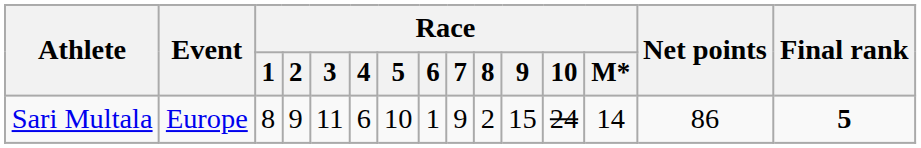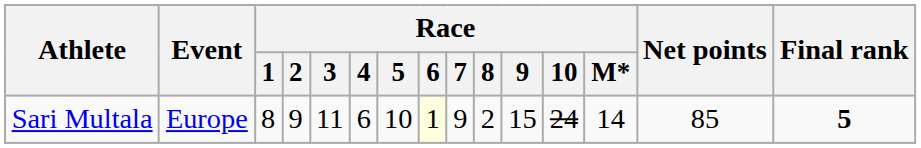(433, 119) no background -> (433, 119) lightyellow background
(705, 119) 86 -> (705, 119) 85
